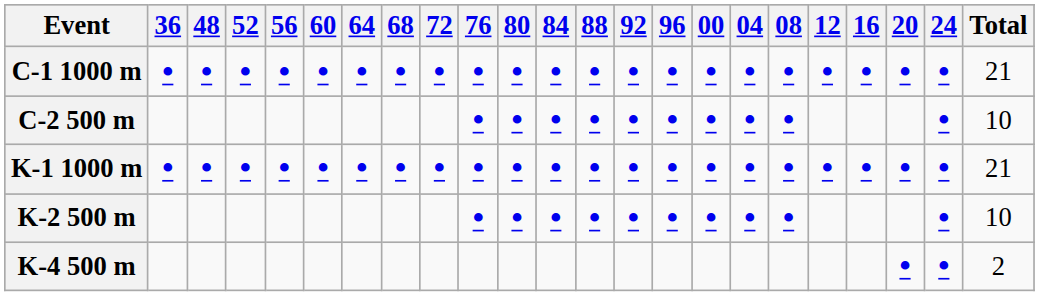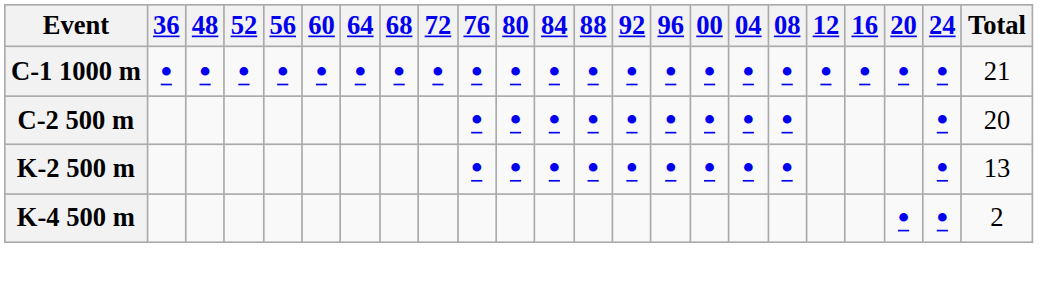(998, 119) 10 -> (997, 119) 20
- row: (77, 168)
(998, 217) 10 -> (997, 168) 13
